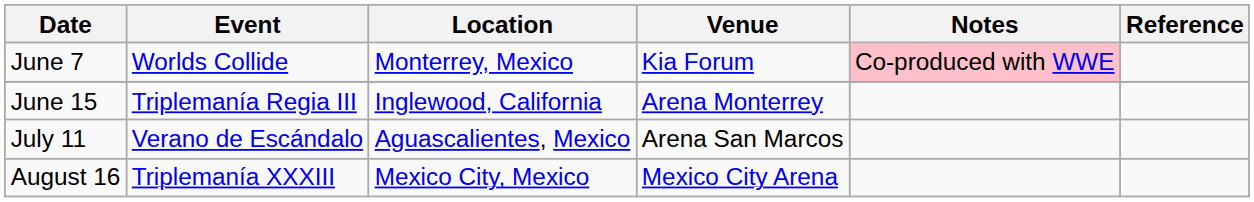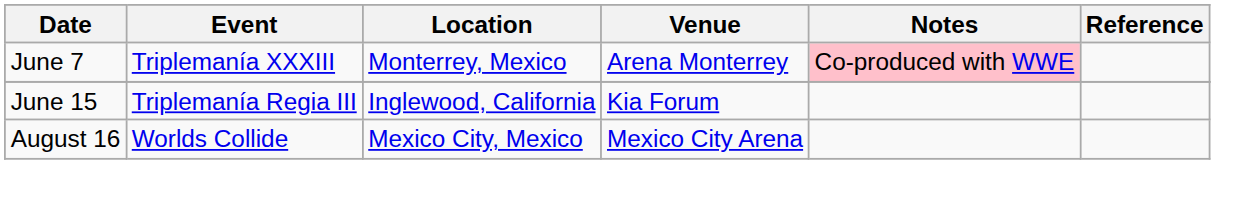(210, 62) Worlds Collide -> (233, 62) Triplemanía XXXIII
(698, 62) Kia Forum -> (698, 62) Arena Monterrey
(732, 100) Arena Monterrey -> (663, 100) Kia Forum
- row: (48, 139)
(233, 177) Triplemanía XXXIII -> (210, 139) Worlds Collide
